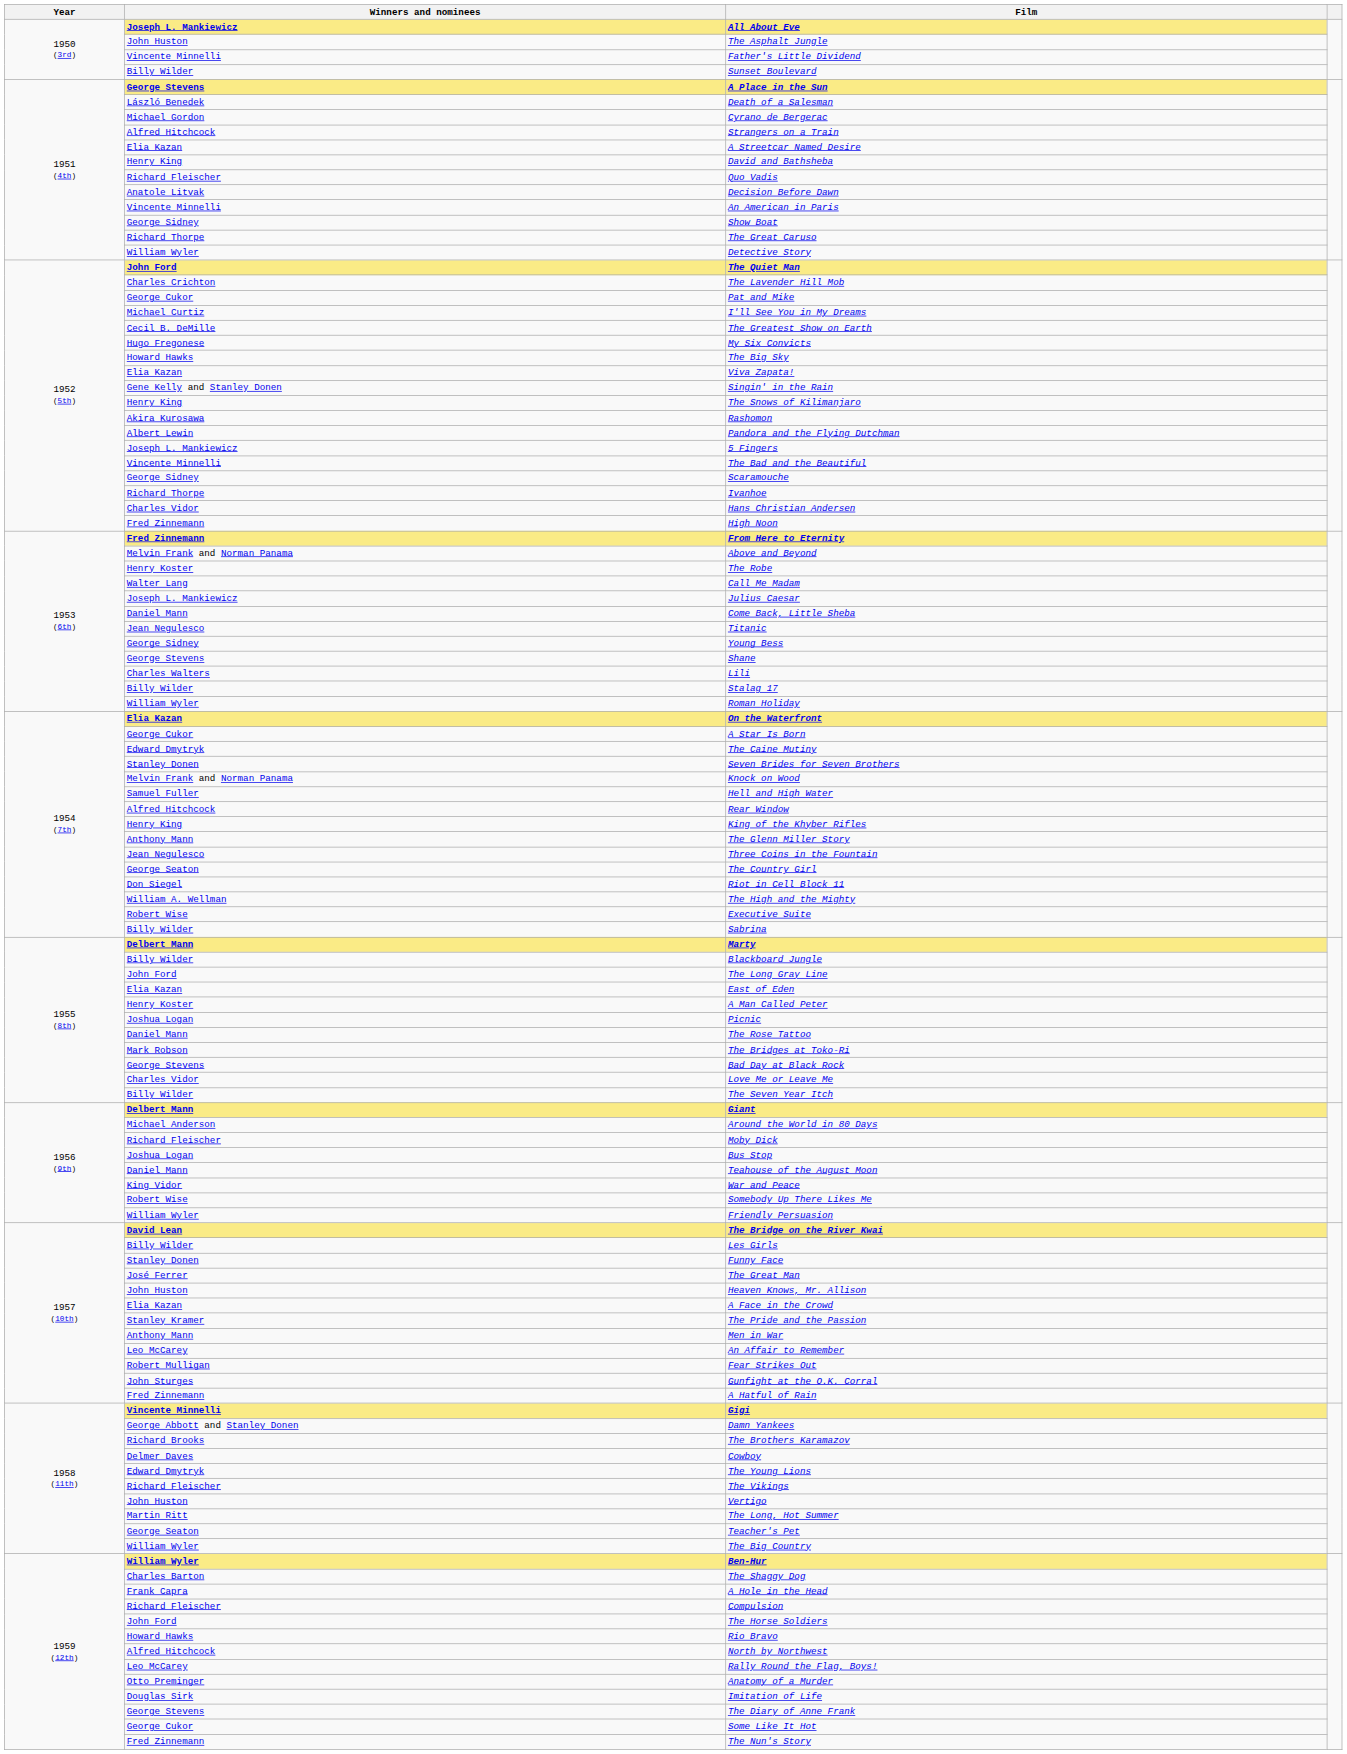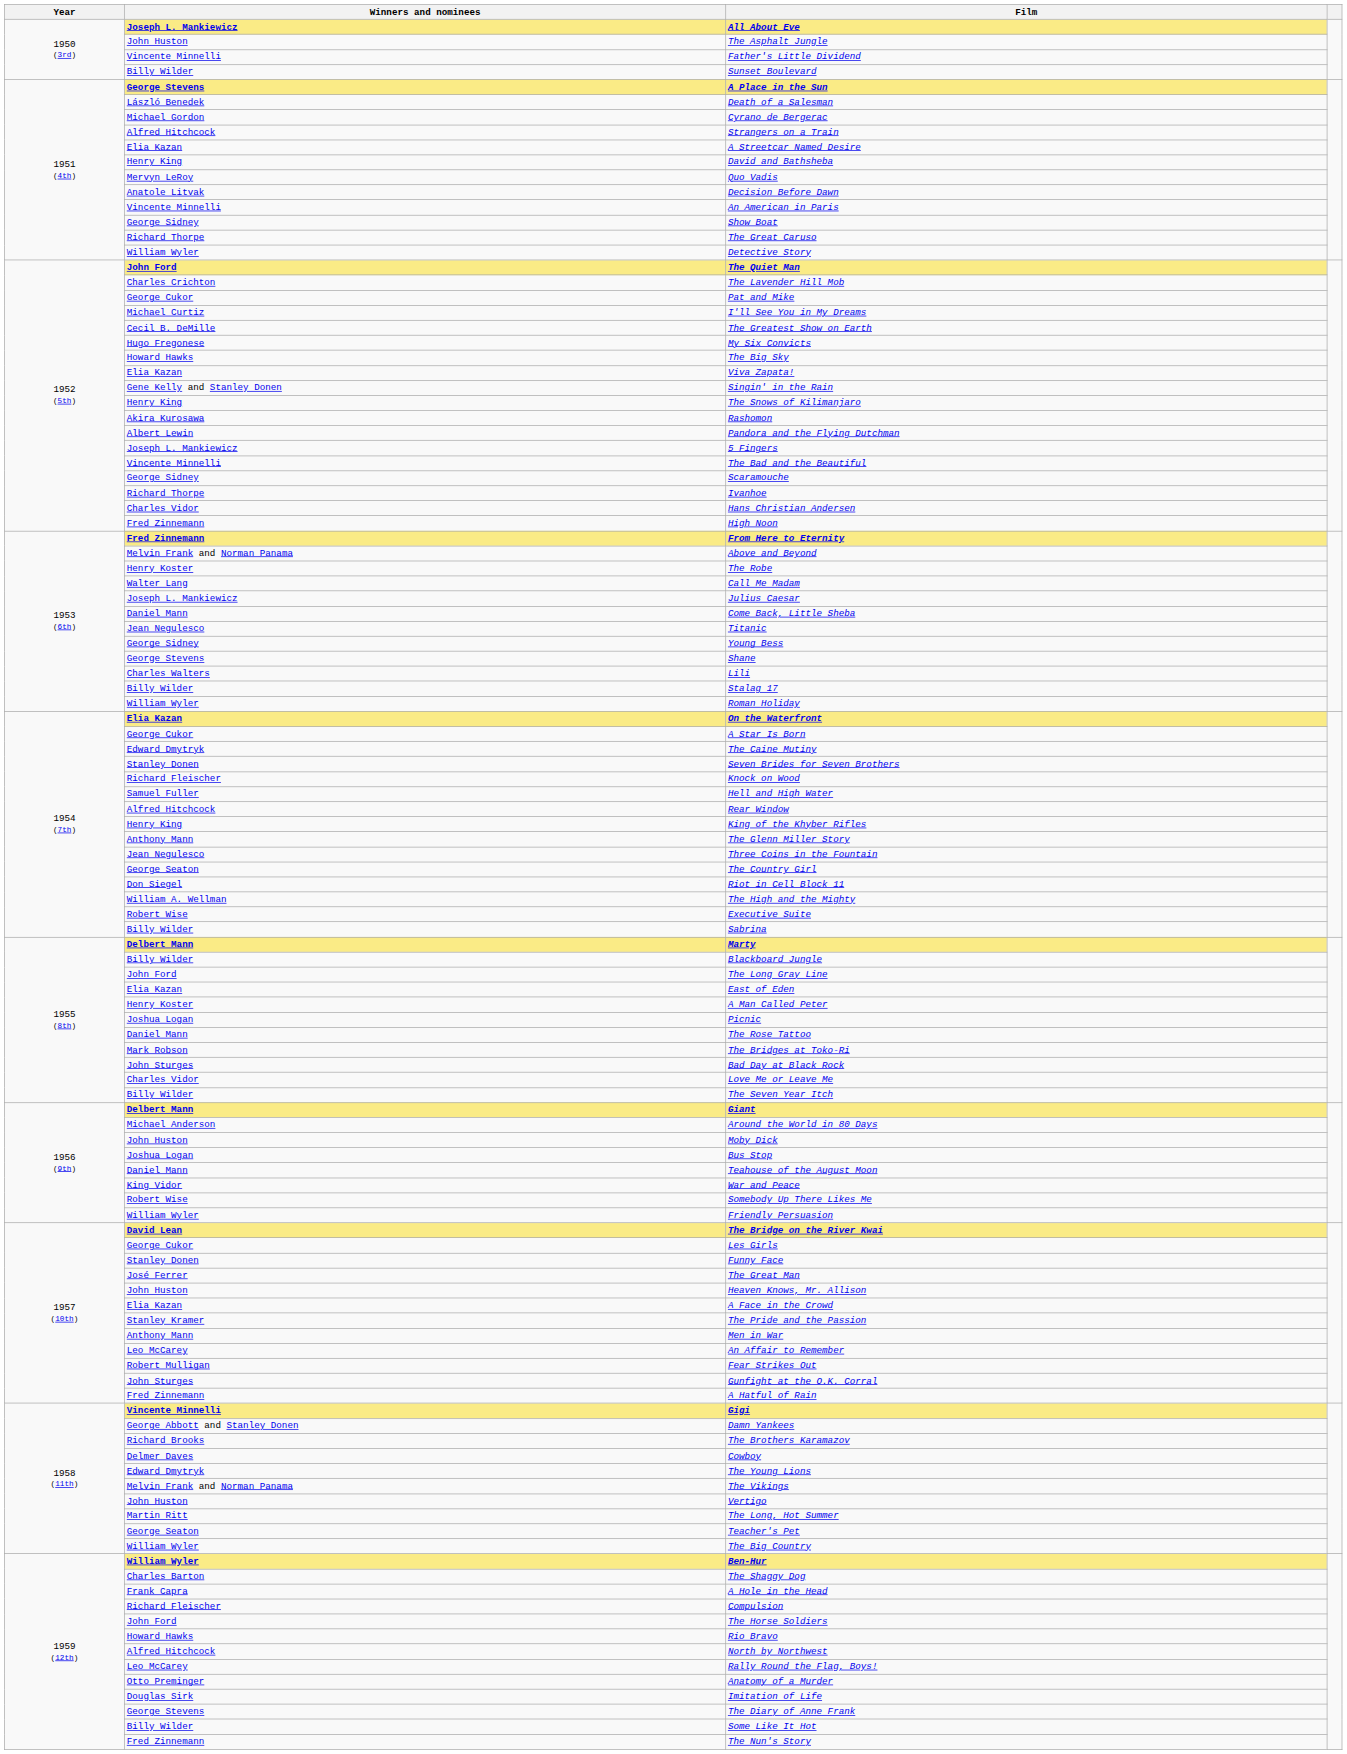(174, 177) Richard Fleischer -> (160, 177) Mervyn LeRoy
(210, 779) Melvin Frank and Norman Panama -> (174, 779) Richard Fleischer
(166, 1065) George Stevens -> (160, 1065) John Sturges
(174, 1140) Richard Fleischer -> (157, 1140) John Huston
(160, 1245) Billy Wilder -> (160, 1245) George Cukor
(174, 1486) Richard Fleischer -> (210, 1486) Melvin Frank and Norman Panama
(160, 1727) George Cukor -> (160, 1727) Billy Wilder
